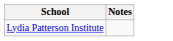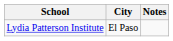+ column: (123, 12)
